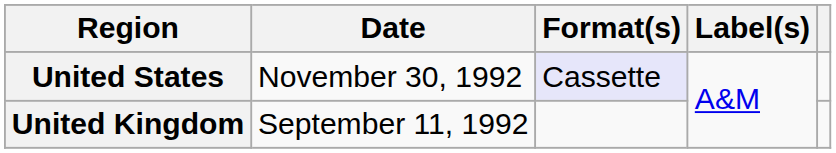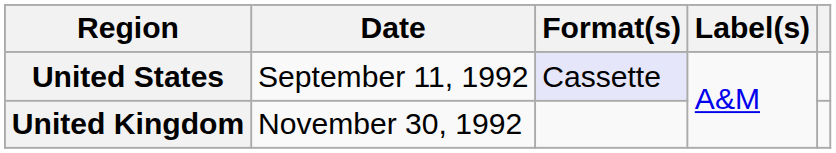(390, 76) November 30, 1992 -> (393, 76) September 11, 1992
(393, 123) September 11, 1992 -> (390, 123) November 30, 1992
